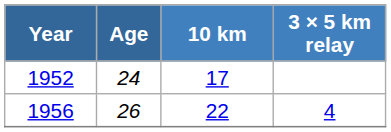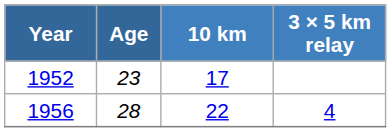(129, 78) 24 -> (129, 78) 23
(129, 111) 26 -> (129, 111) 28
